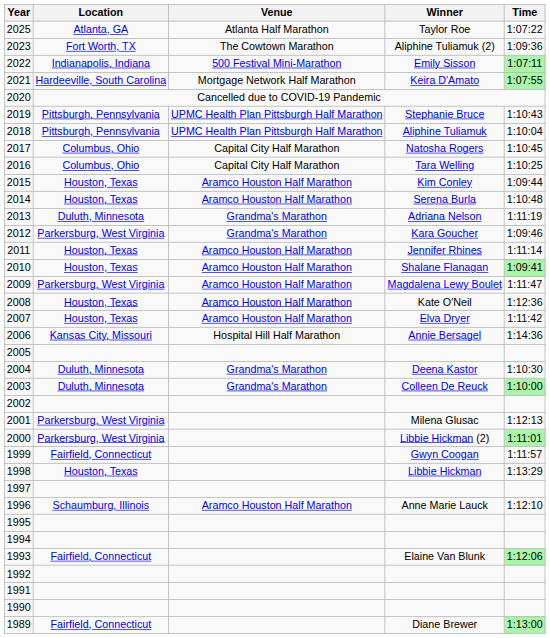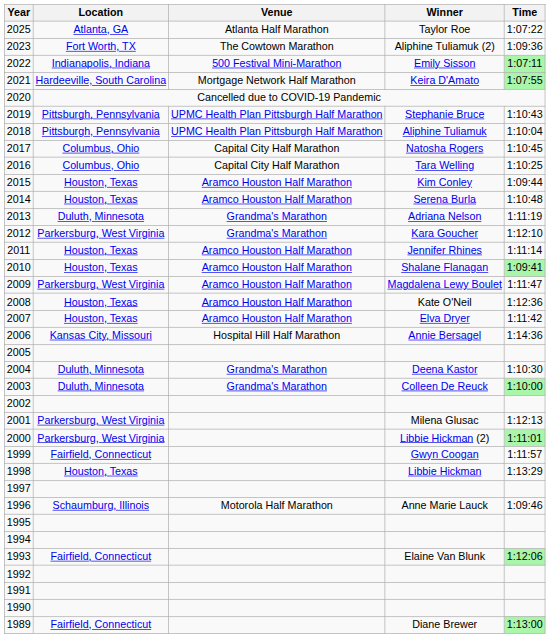(525, 234) 1:09:46 -> (525, 234) 1:12:10
(277, 506) Aramco Houston Half Marathon -> (277, 506) Motorola Half Marathon
(525, 506) 1:12:10 -> (525, 506) 1:09:46
